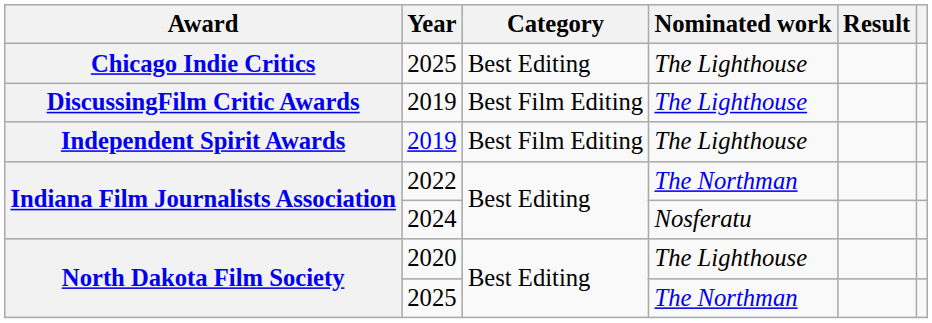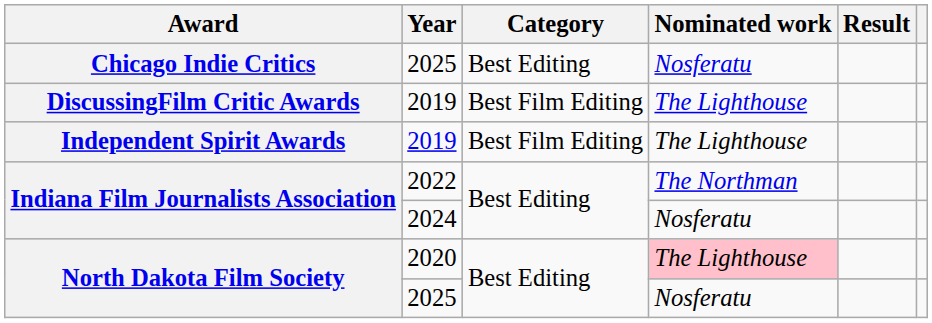(731, 63) The Lighthouse -> (703, 63) Nosferatu
(731, 258) no background -> (731, 258) pink background
(726, 297) The Northman -> (703, 297) Nosferatu
